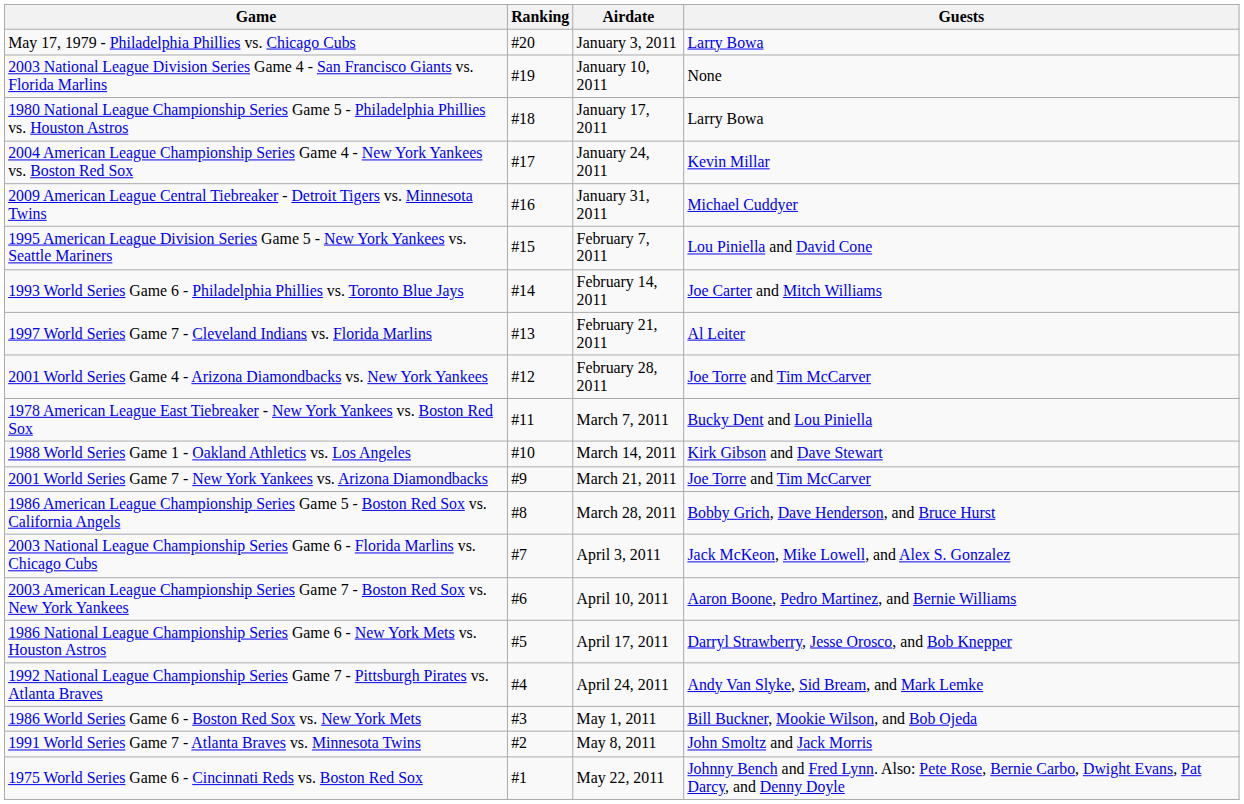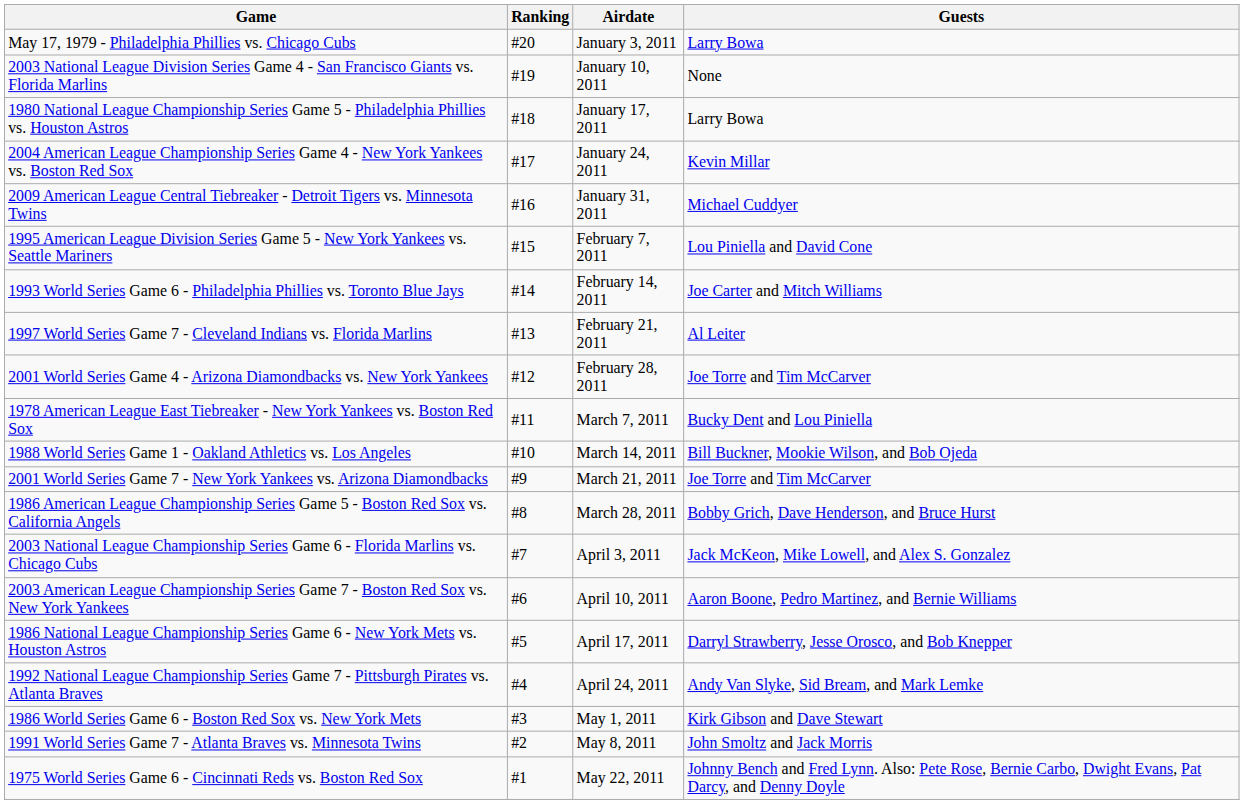(785, 453) Kirk Gibson and Dave Stewart -> (832, 453) Bill Buckner, Mookie Wilson, and Bob Ojeda
(832, 718) Bill Buckner, Mookie Wilson, and Bob Ojeda -> (785, 718) Kirk Gibson and Dave Stewart
